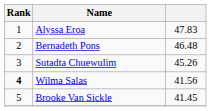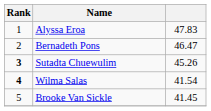(186, 47) 46.48 -> (186, 47) 46.47
(19, 63) normal -> (19, 63) bold
(186, 80) 41.56 -> (186, 80) 41.54
